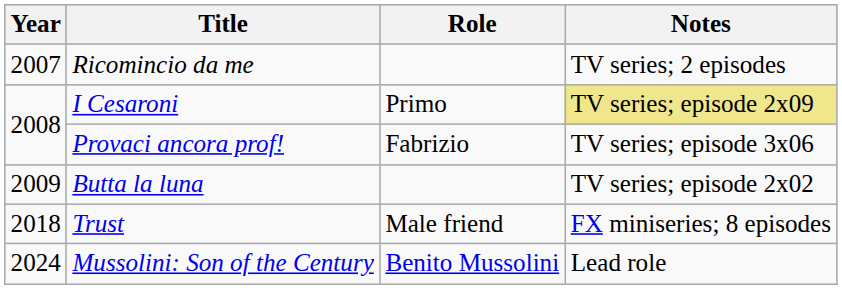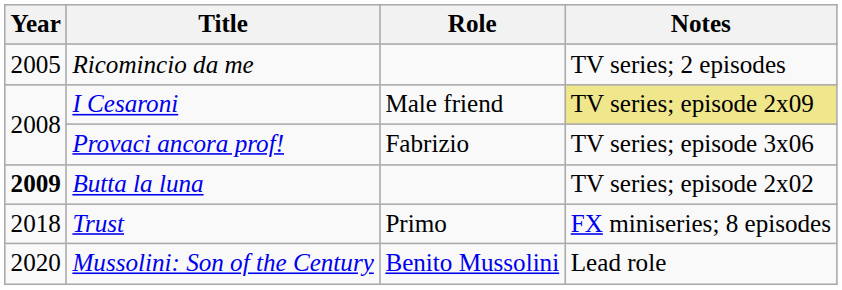(36, 64) 2007 -> (36, 64) 2005
(416, 104) Primo -> (444, 104) Male friend
(36, 183) normal -> (36, 183) bold
(444, 223) Male friend -> (416, 223) Primo
(36, 263) 2024 -> (36, 263) 2020
